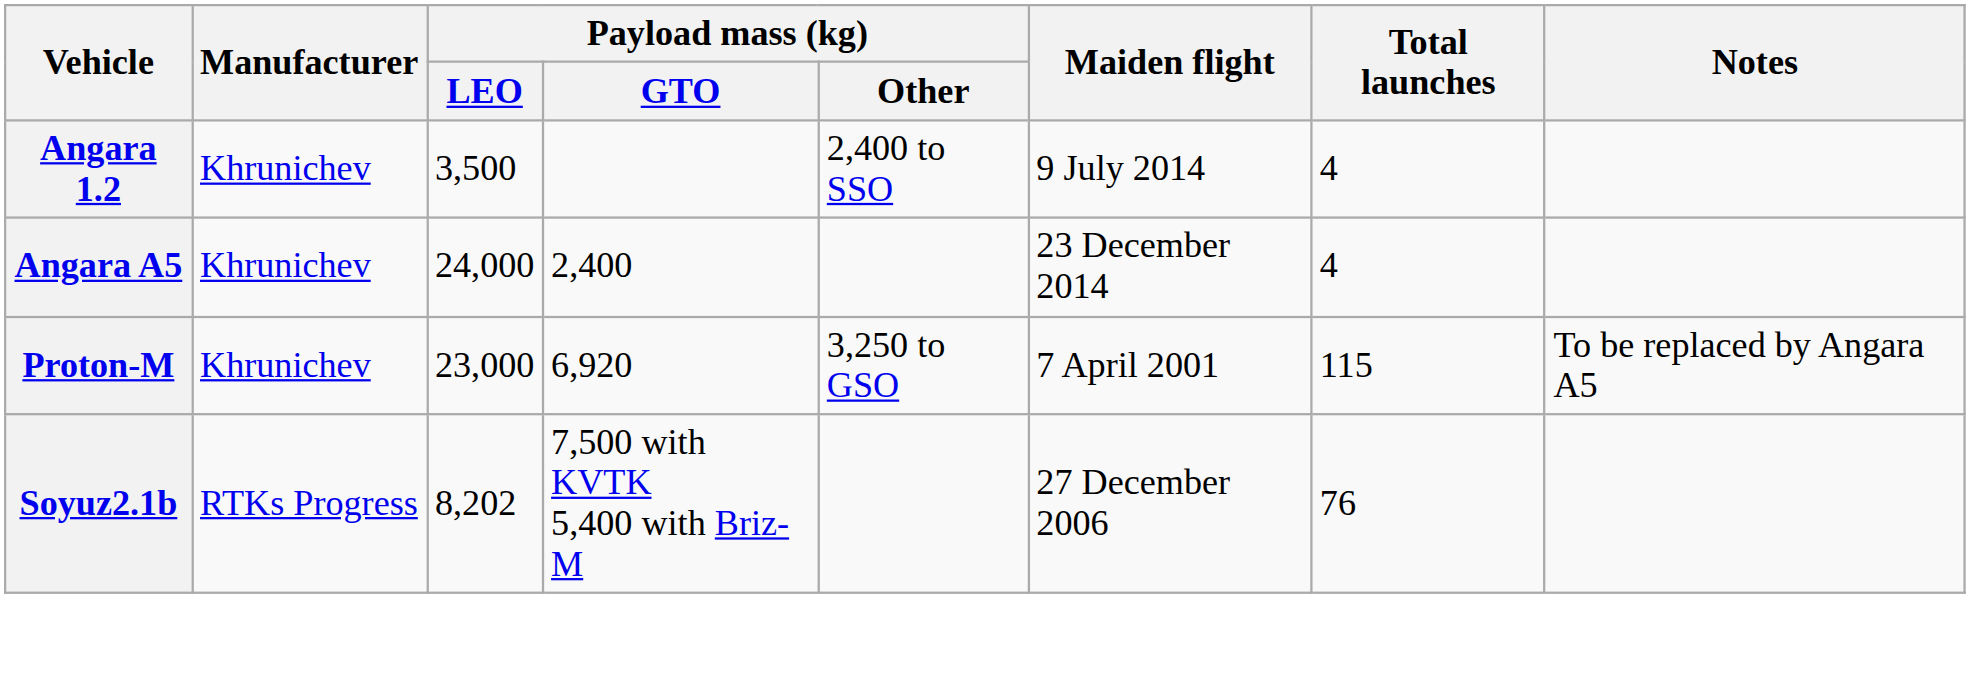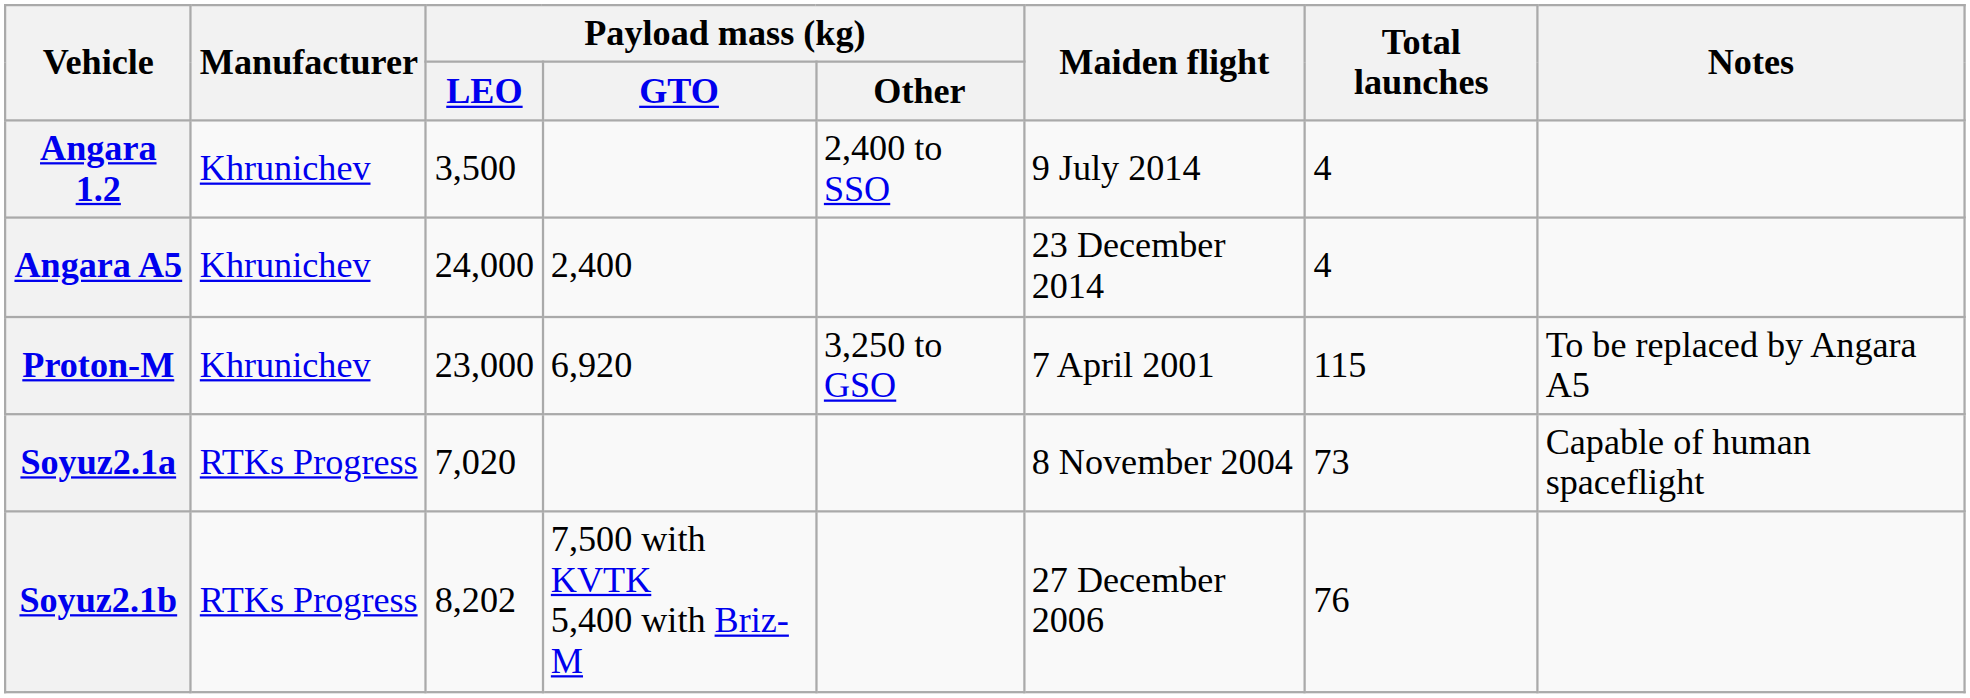+ row: (98, 462)
